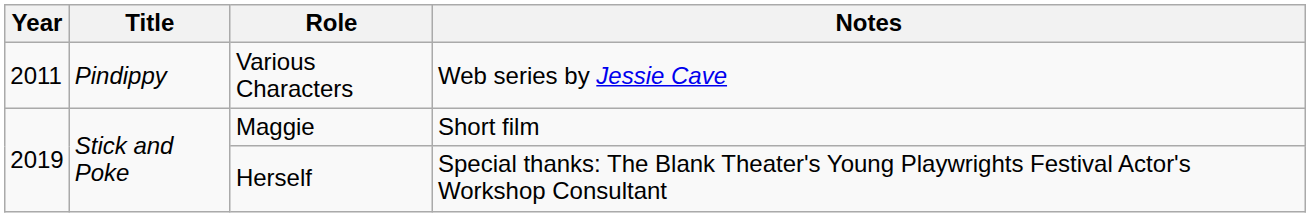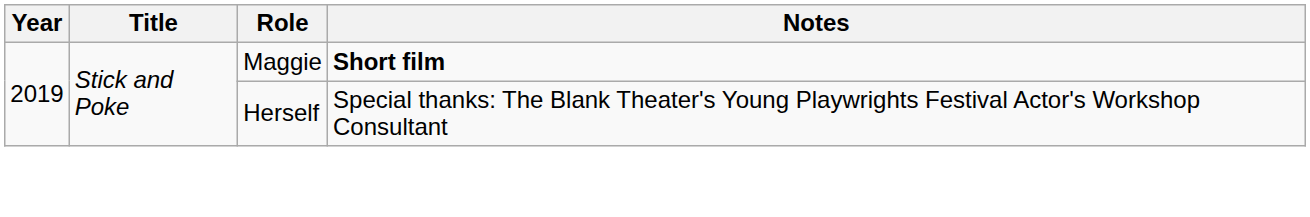- row: (295, 75)
(489, 126) normal -> (389, 61) bold
